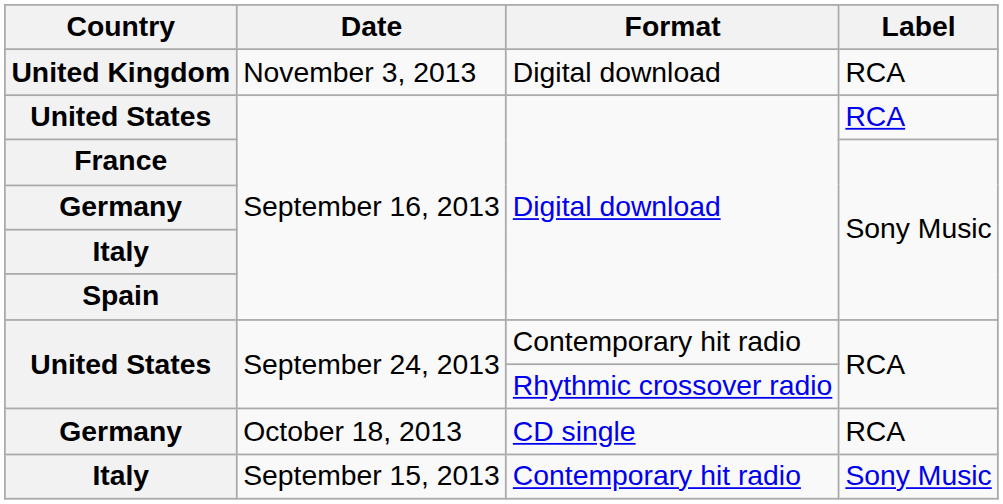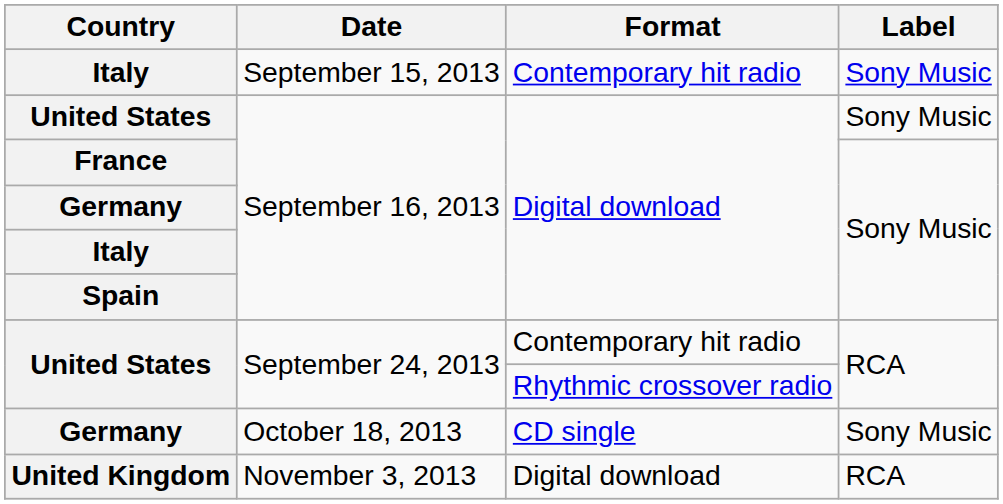rows swapped: (121, 476) <-> (121, 71)
(875, 116) RCA -> (919, 116) Sony Music
(875, 431) RCA -> (919, 431) Sony Music
